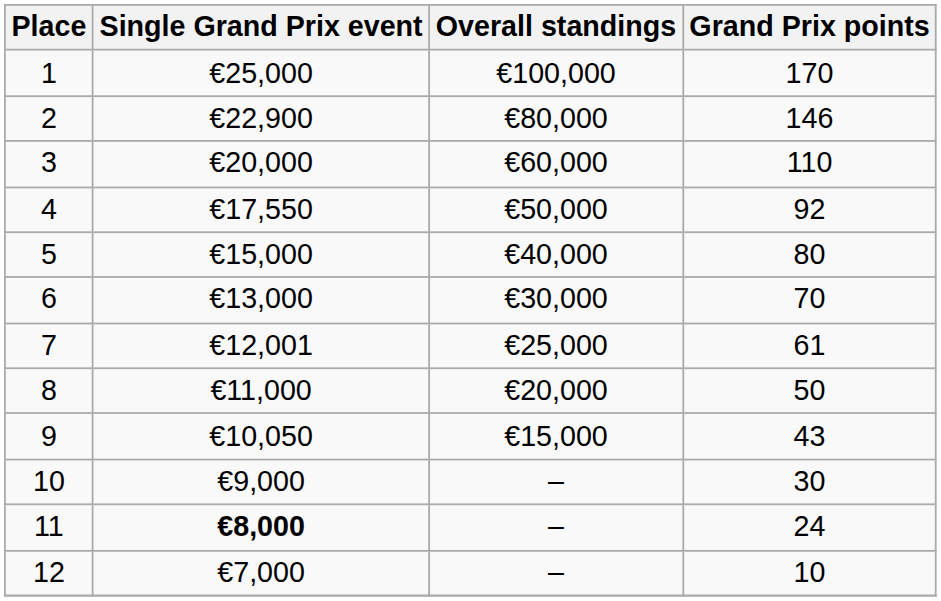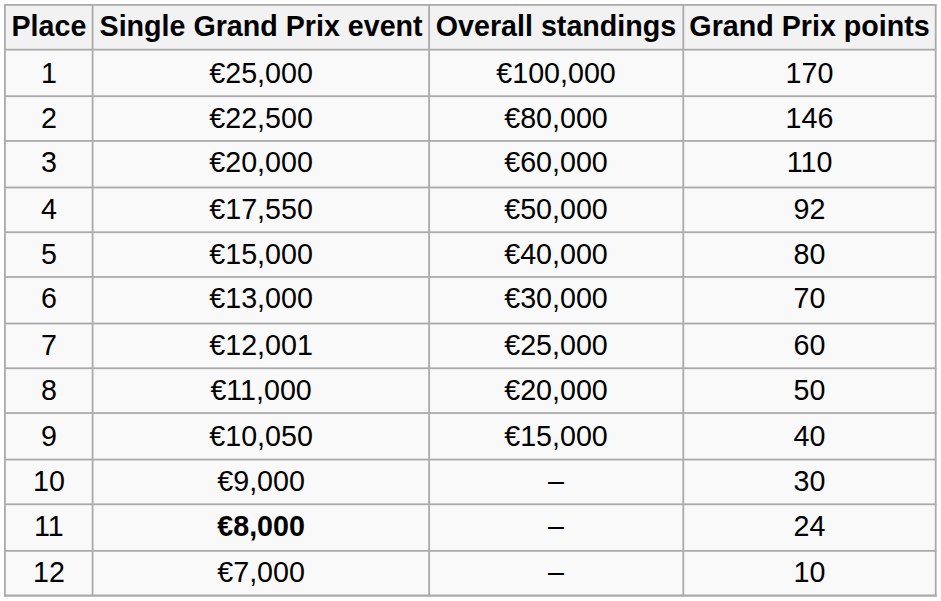(261, 118) €22,900 -> (261, 118) €22,500
(810, 345) 61 -> (810, 345) 60
(810, 436) 43 -> (810, 436) 40
